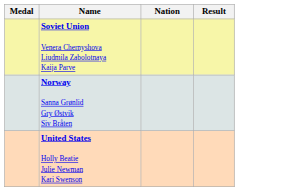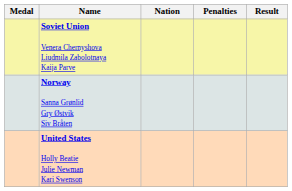+ column: (220, 12)
